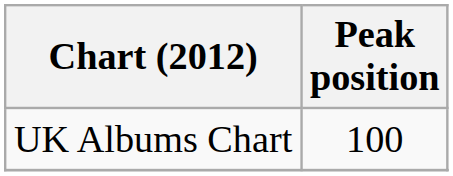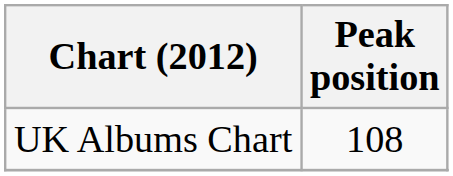(375, 138) 100 -> (375, 138) 108
